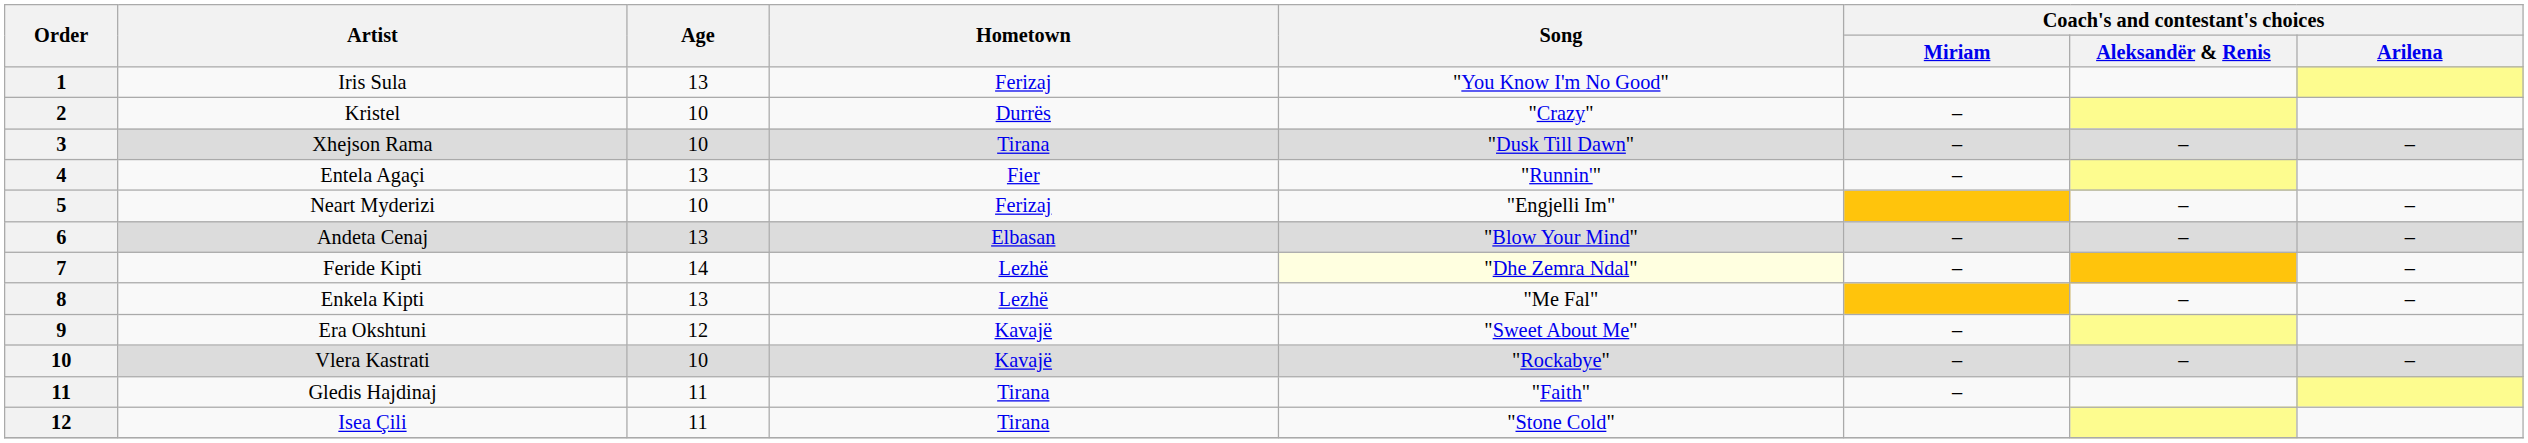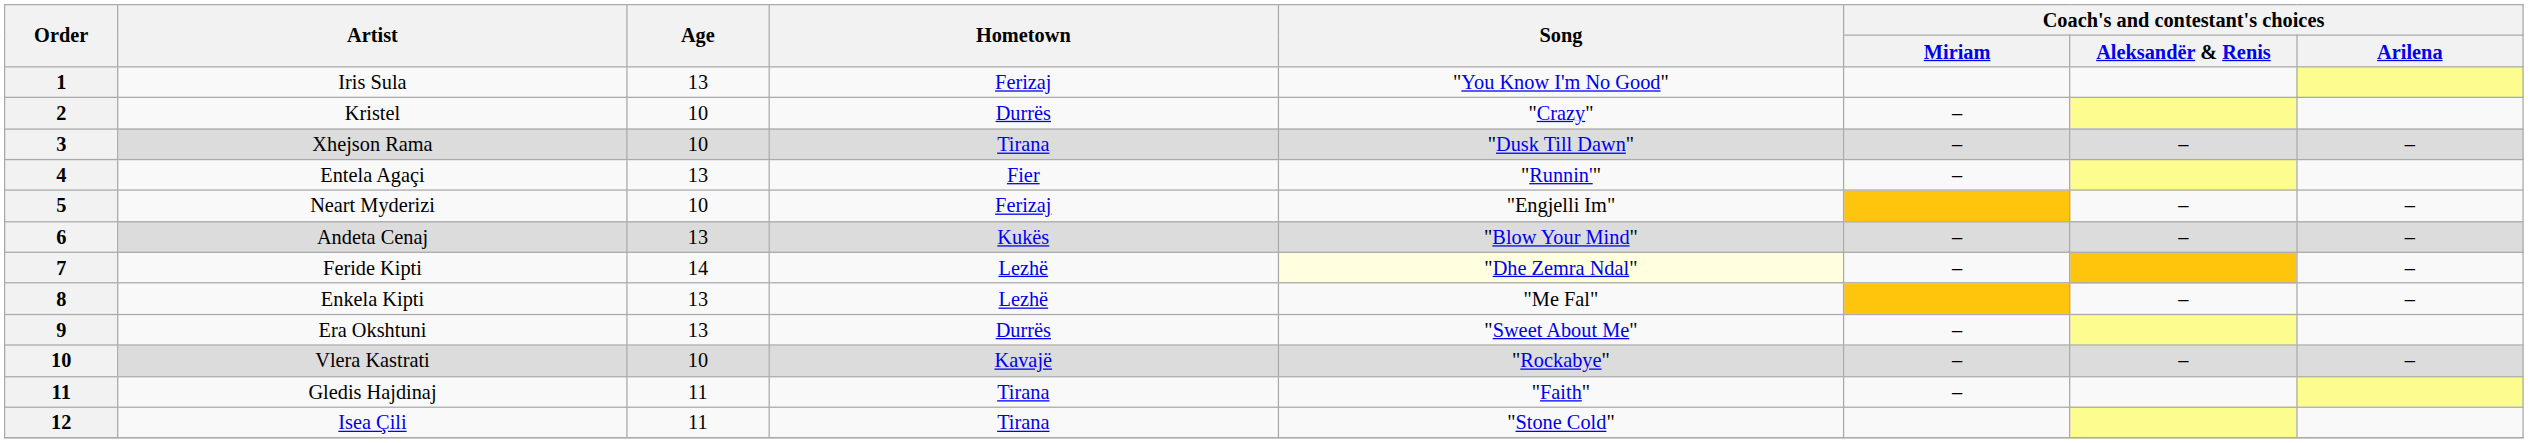(1023, 237) Elbasan -> (1023, 237) Kukës
(698, 330) 12 -> (698, 330) 13
(1023, 330) Kavajë -> (1023, 330) Durrës
